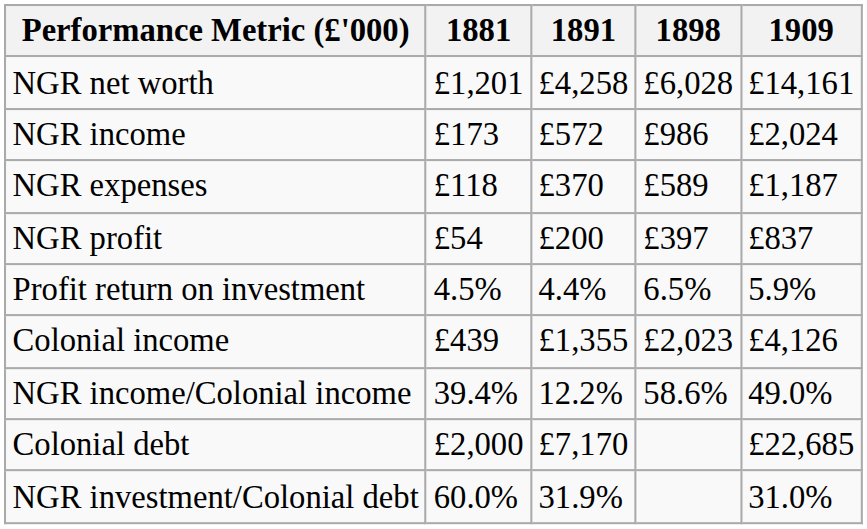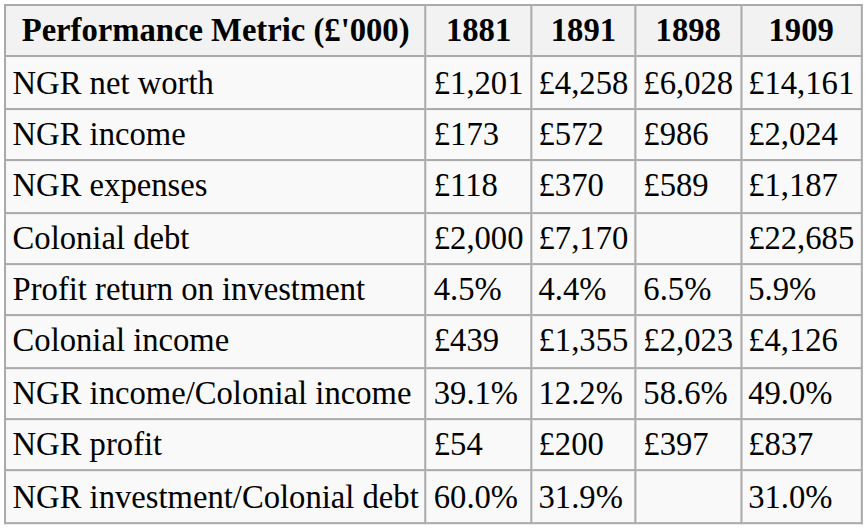rows swapped: (87, 237) <-> (101, 444)
(476, 392) 39.4% -> (476, 392) 39.1%
